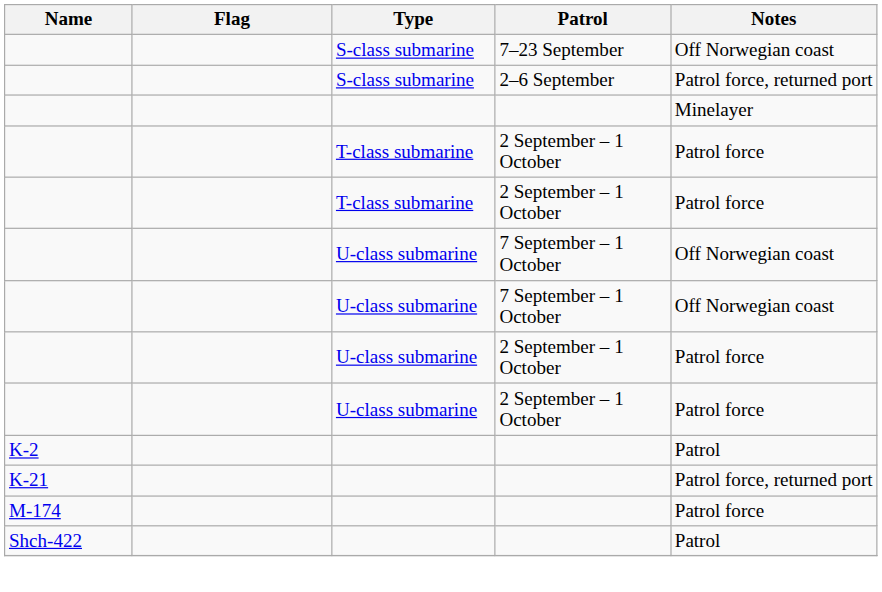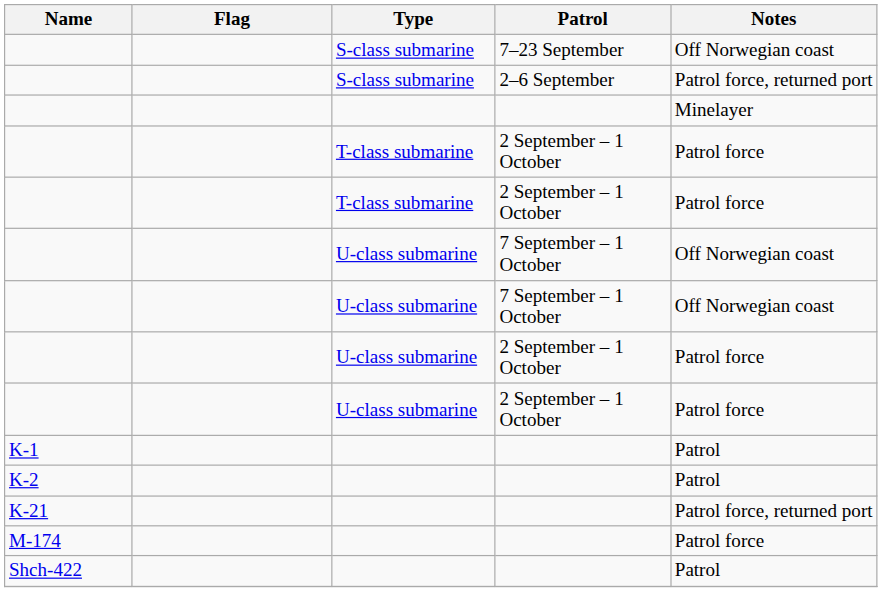+ row: (24, 450)
